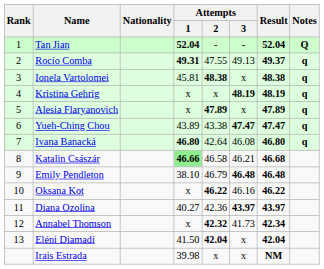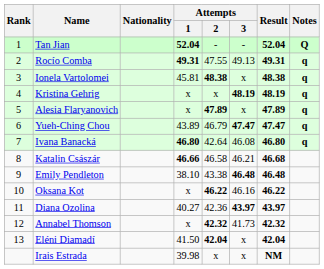(274, 61) 49.37 -> (274, 61) 49.31
(216, 126) 43.38 -> (216, 126) 46.79
(188, 158) lightgreen background -> (188, 158) no background
(216, 175) 46.79 -> (216, 175) 43.38
(274, 223) 42.34 -> (274, 223) 42.32
